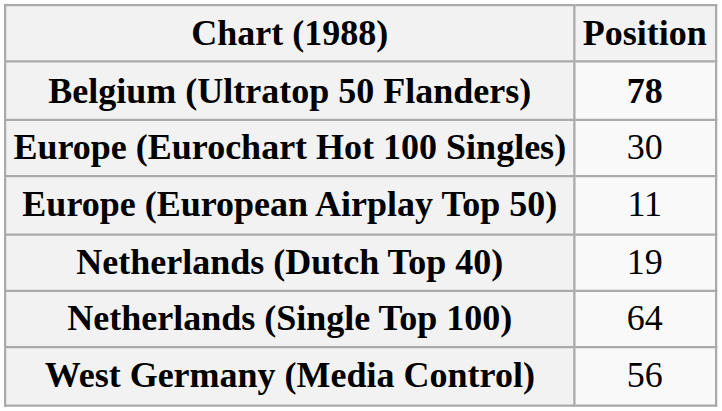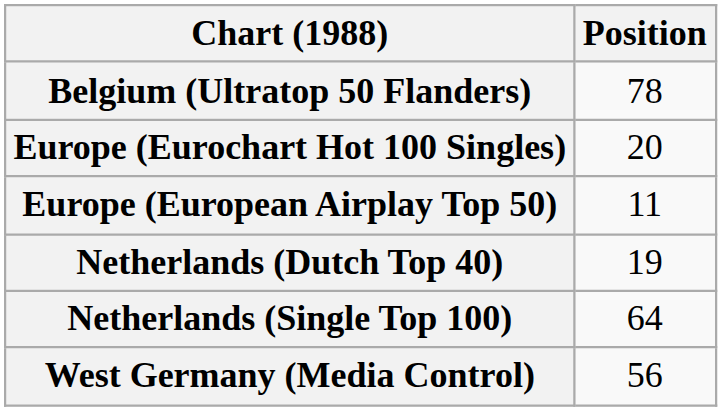(645, 90) bold -> (645, 90) normal
(645, 147) 30 -> (645, 147) 20
